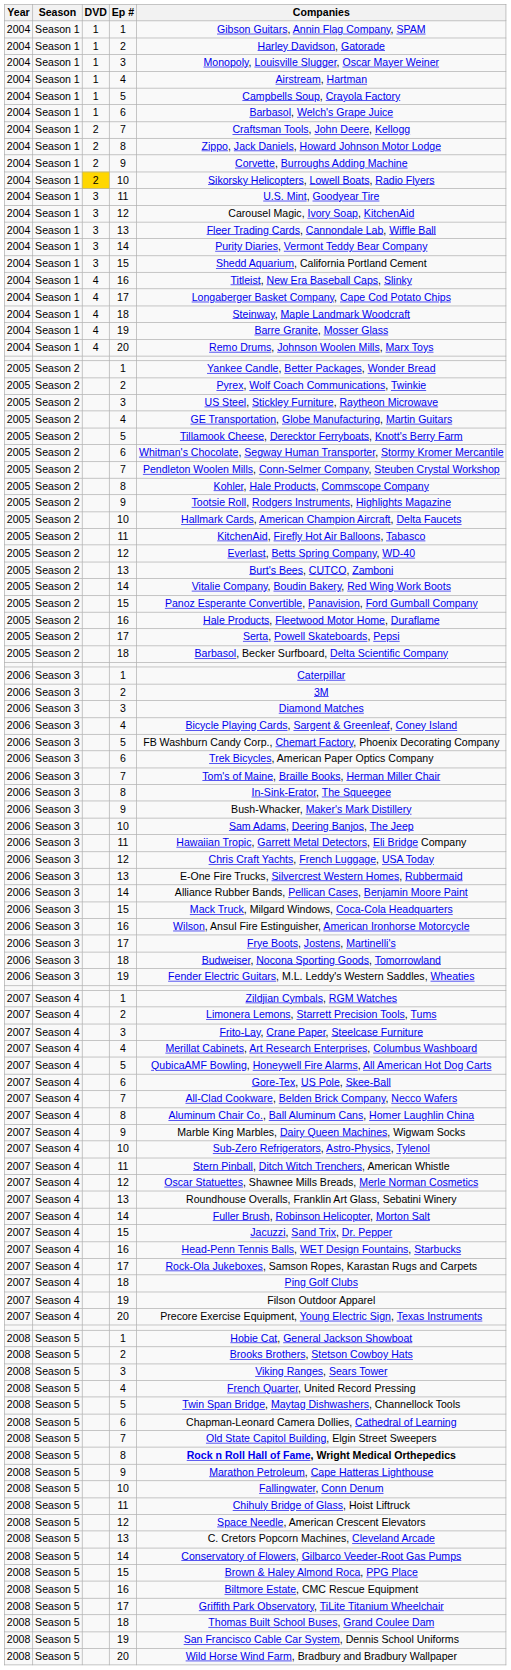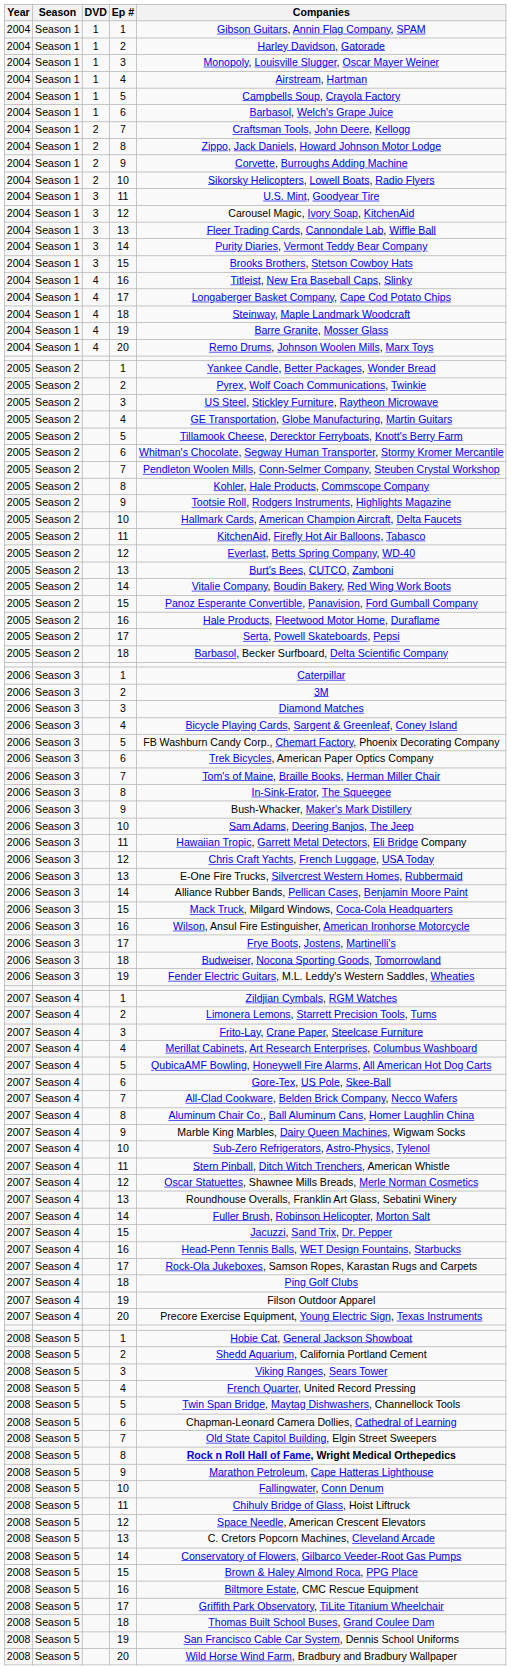(96, 180) gold background -> (96, 180) no background
(321, 264) Shedd Aquarium, California Portland Cement -> (321, 264) Brooks Brothers, Stetson Cowboy Hats
(321, 1355) Brooks Brothers, Stetson Cowboy Hats -> (321, 1355) Shedd Aquarium, California Portland Cement
